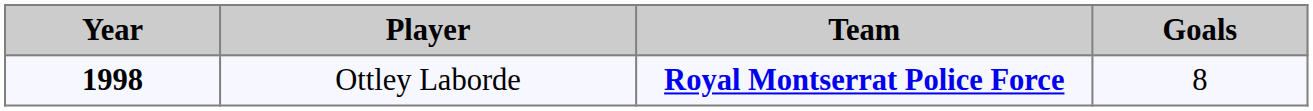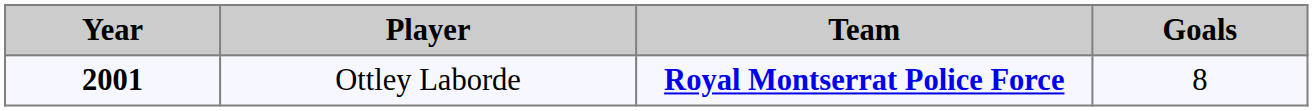(113, 79) 1998 -> (113, 79) 2001
